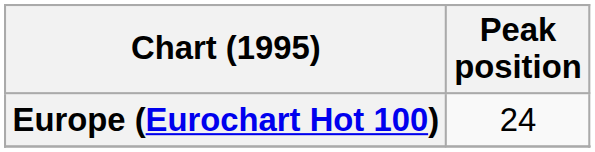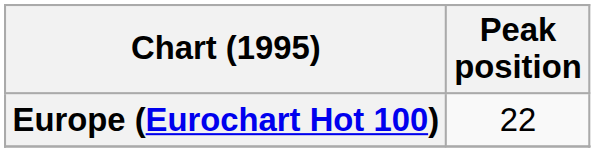(518, 119) 24 -> (518, 119) 22
